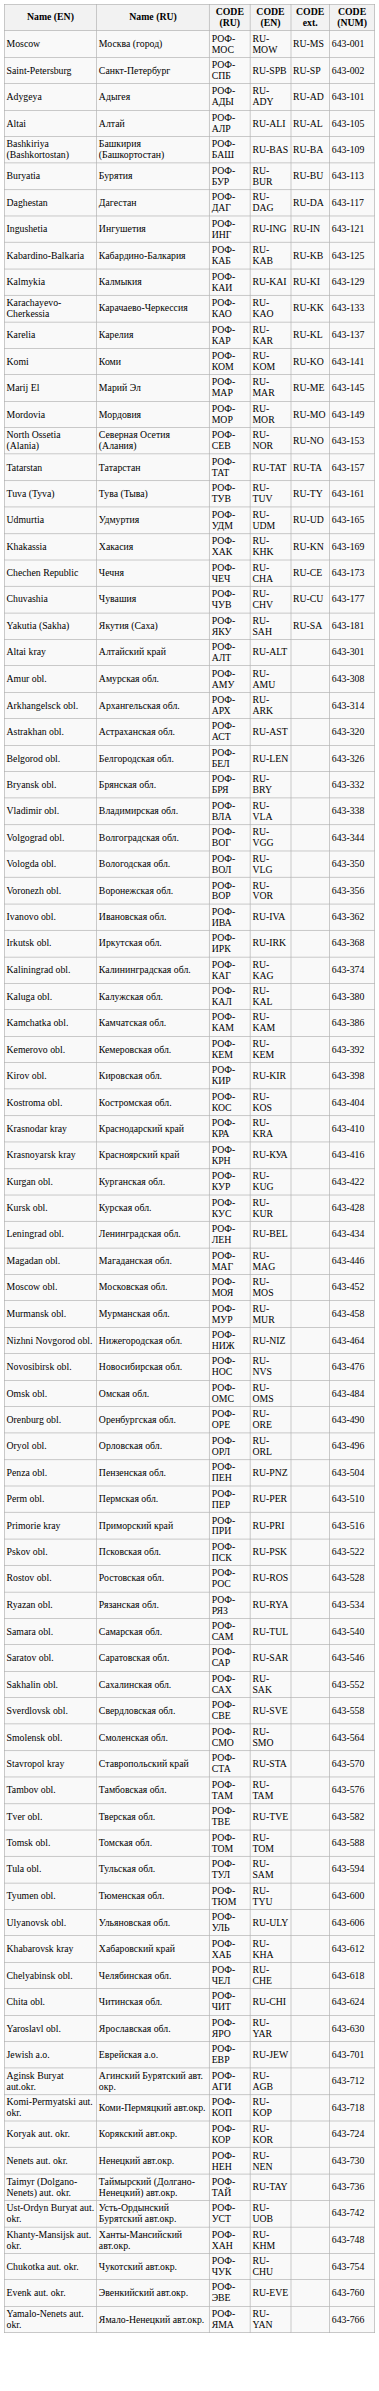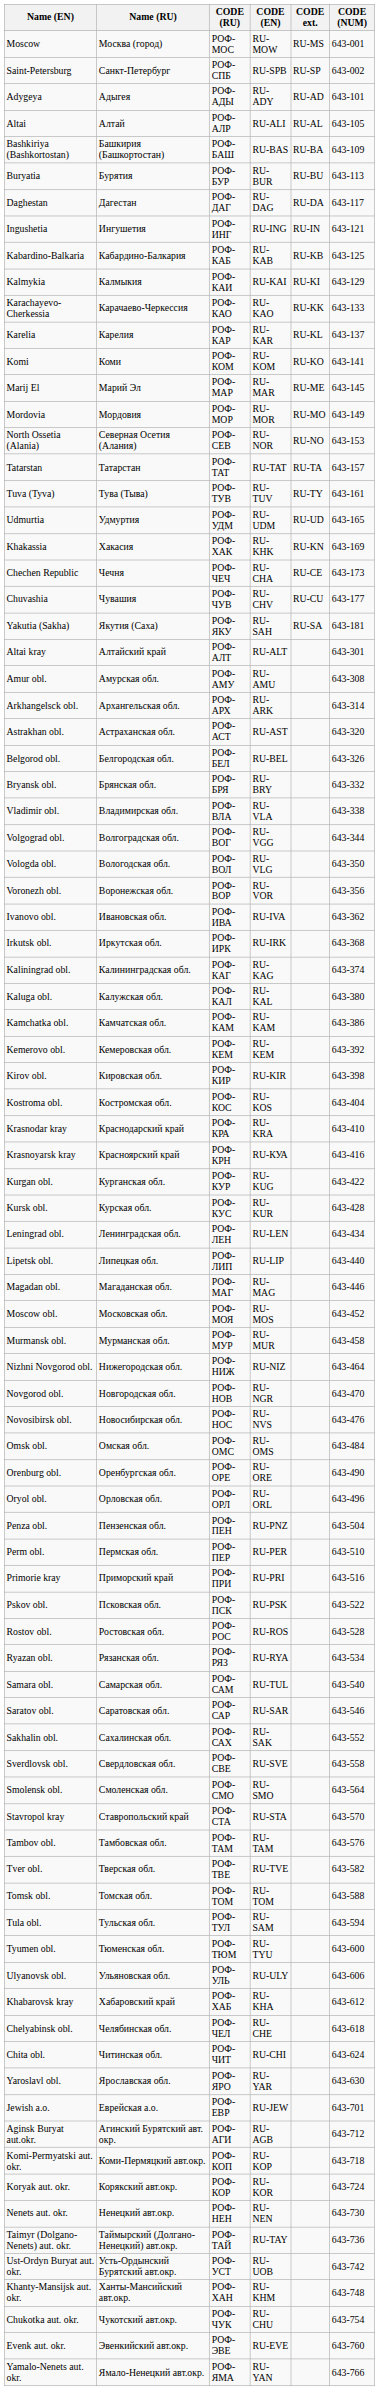(270, 758) RU-LEN -> (270, 758) RU-BEL
(270, 1234) RU-BEL -> (270, 1234) RU-LEN
+ row: (30, 1261)
+ row: (35, 1393)
